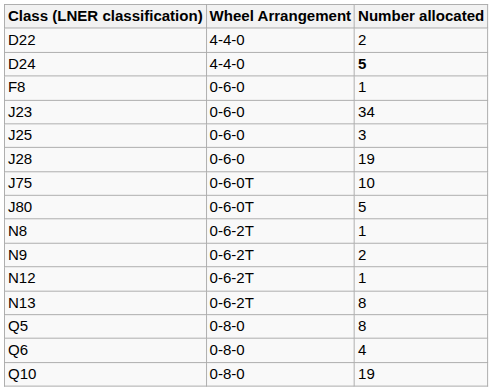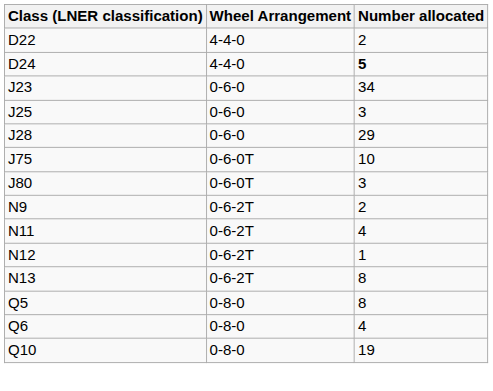- row: (17, 87)
(366, 159) 19 -> (366, 135) 29
(362, 207) 5 -> (362, 183) 3
- row: (18, 231)
+ row: (21, 231)
